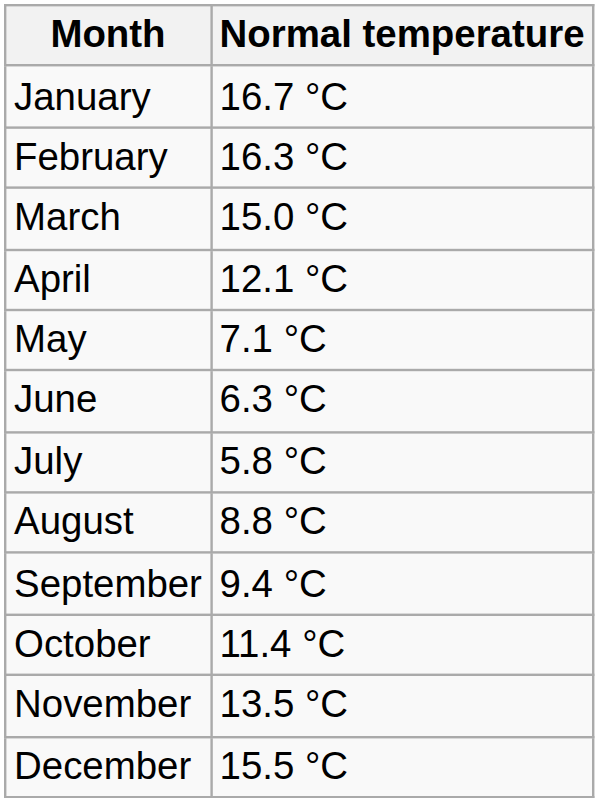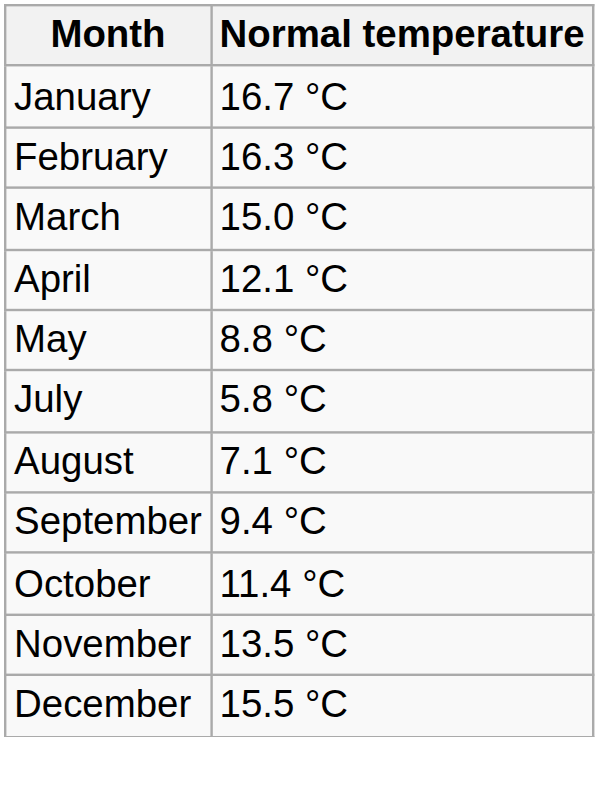(273, 339) 7.1 °C -> (273, 339) 8.8 °C
- row: (56, 400)
(273, 522) 8.8 °C -> (273, 461) 7.1 °C
